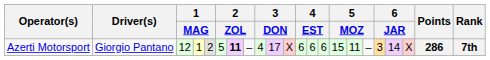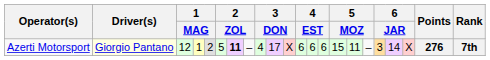(134, 47) no background -> (134, 47) lightyellow background
(434, 47) 286 -> (434, 47) 276
